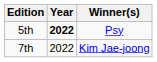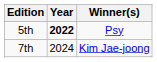(62, 48) 2022 -> (62, 48) 2024
